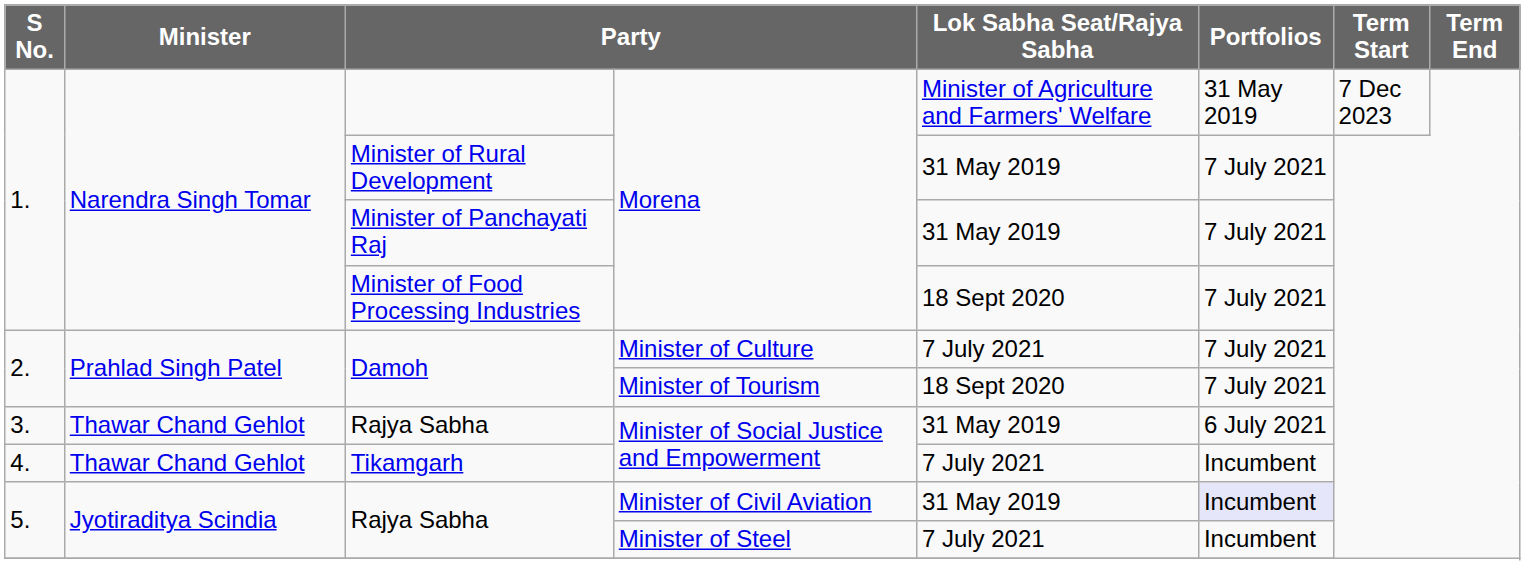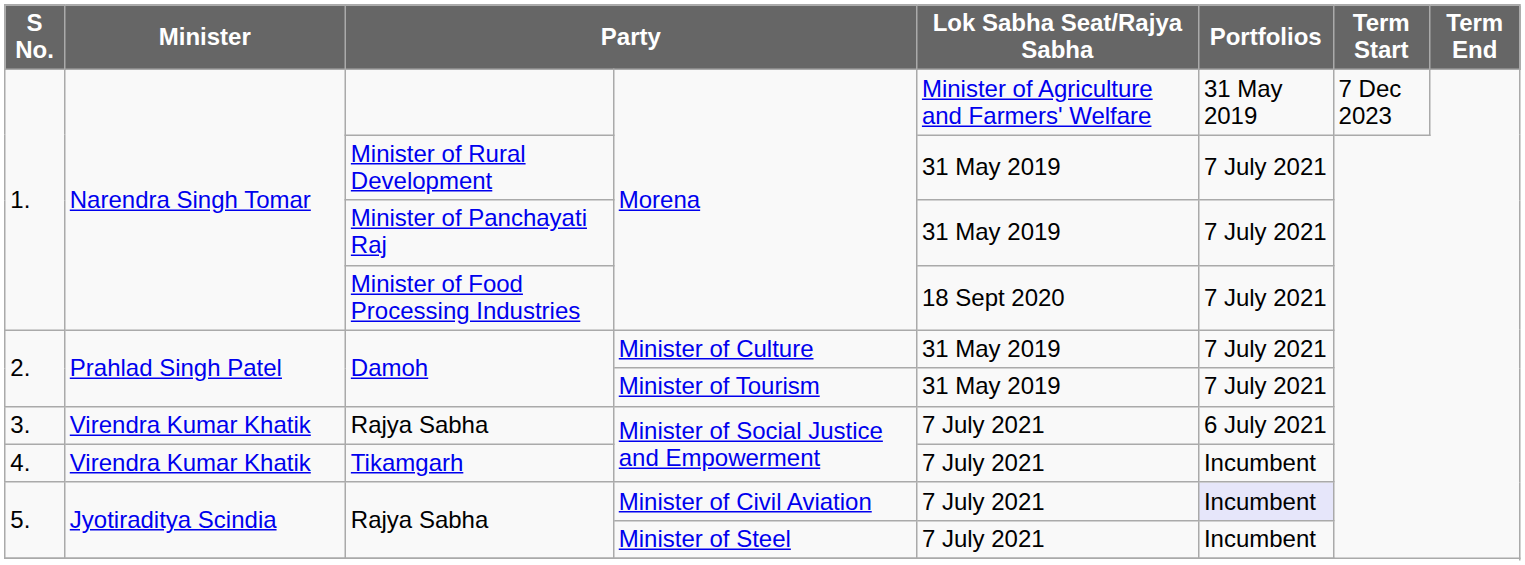(983, 348) 7 July 2021 -> (991, 348) 31 May 2019
(993, 386) 18 Sept 2020 -> (991, 386) 31 May 2019
(187, 424) Thawar Chand Gehlot -> (190, 424) Virendra Kumar Khatik
(991, 424) 31 May 2019 -> (983, 424) 7 July 2021
(187, 463) Thawar Chand Gehlot -> (190, 463) Virendra Kumar Khatik
(991, 501) 31 May 2019 -> (983, 501) 7 July 2021
